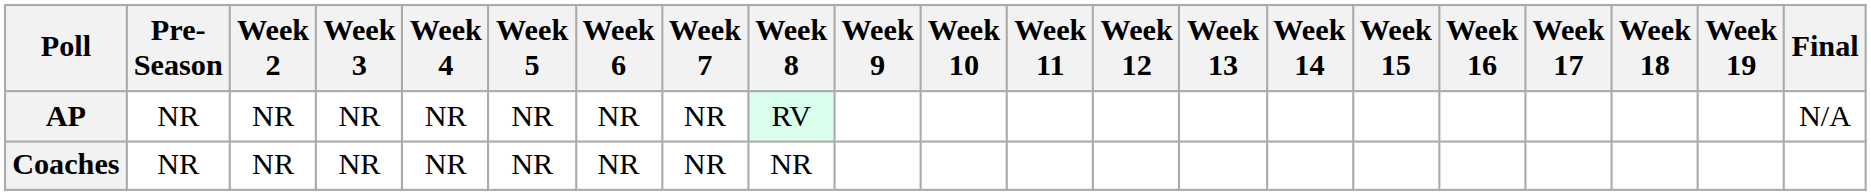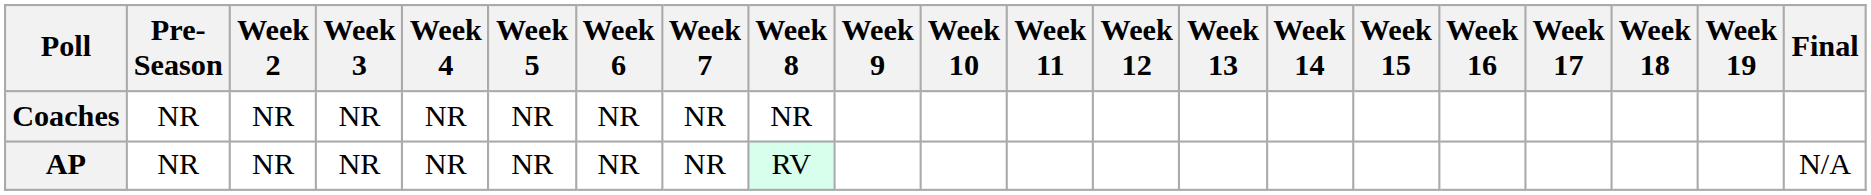rows swapped: (66, 115) <-> (66, 165)
